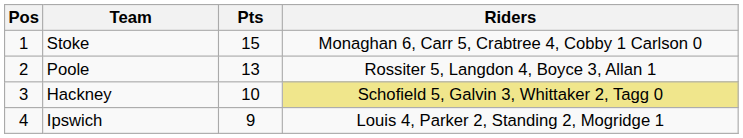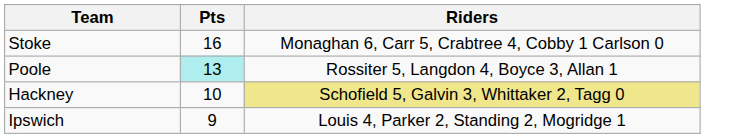- column: (24, 17)
(251, 43) 15 -> (212, 43) 16
(251, 69) no background -> (212, 69) paleturquoise background
